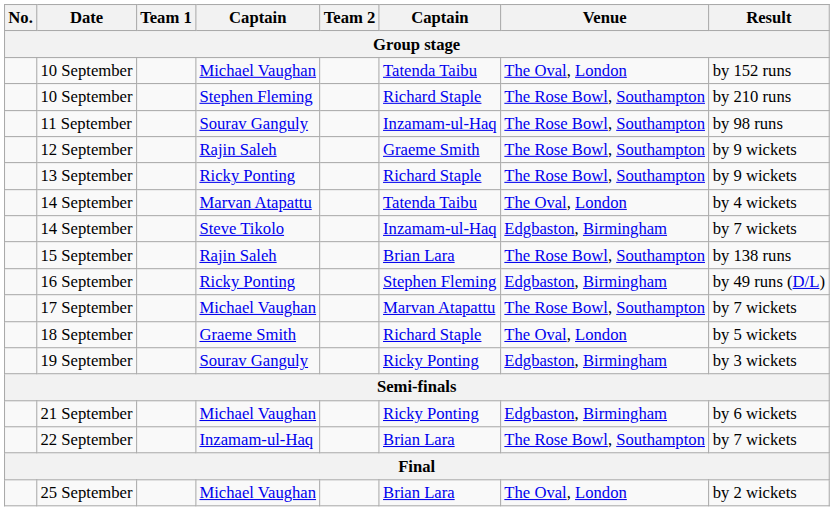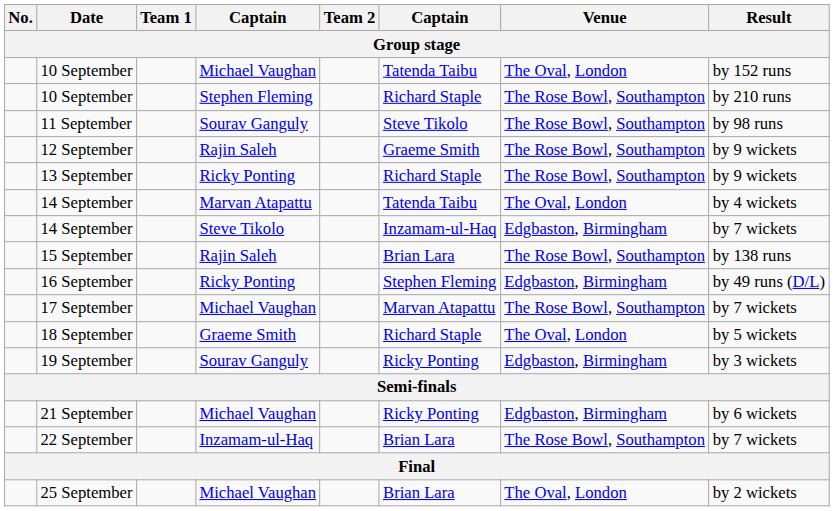(440, 123) Inzamam-ul-Haq -> (425, 123) Steve Tikolo
